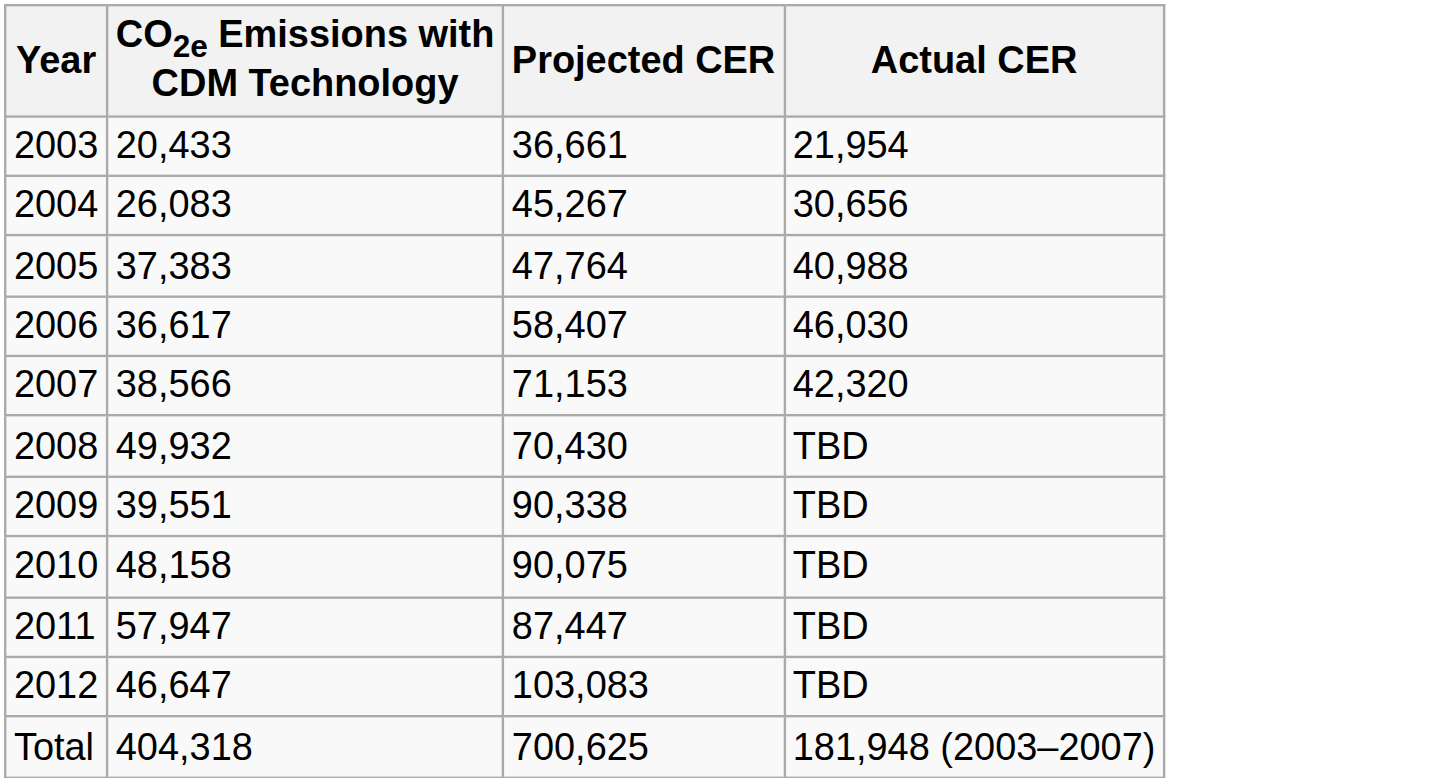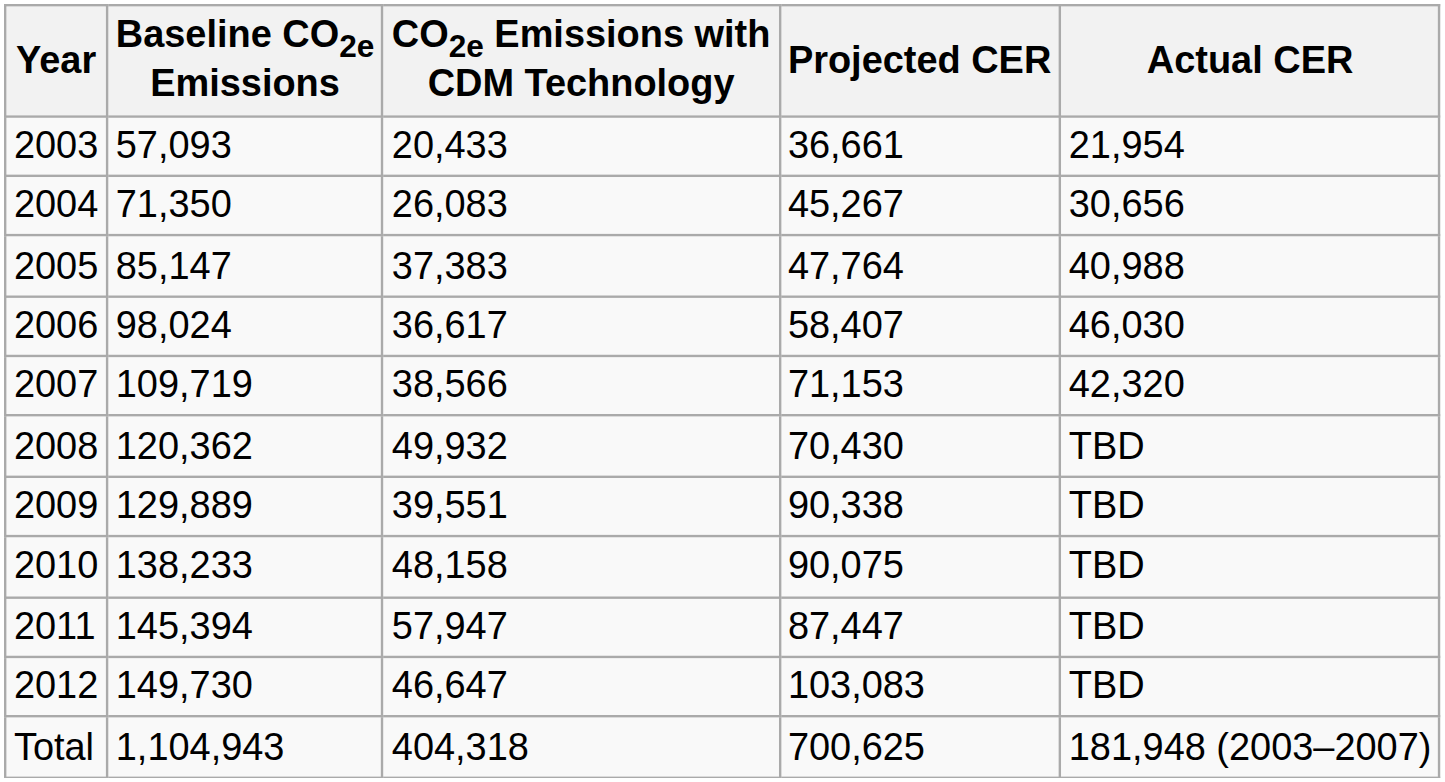+ column: (245, 59)
